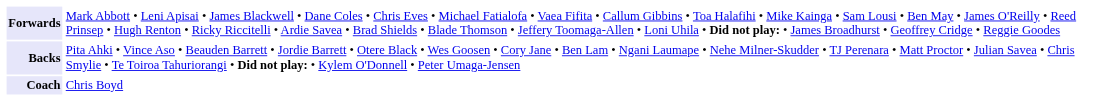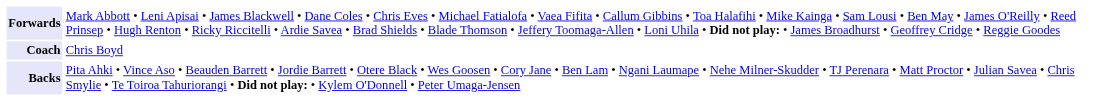rows swapped: (45, 58) <-> (43, 85)
